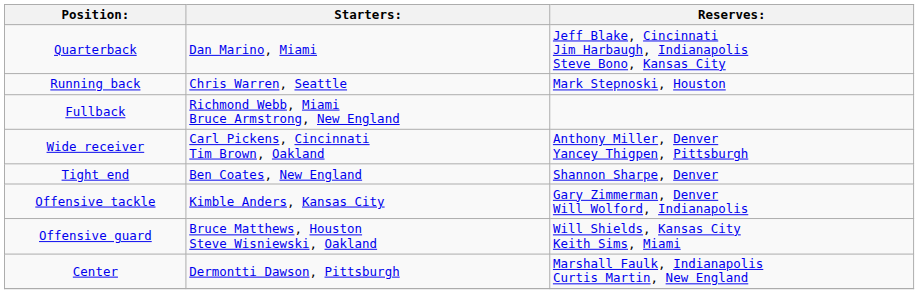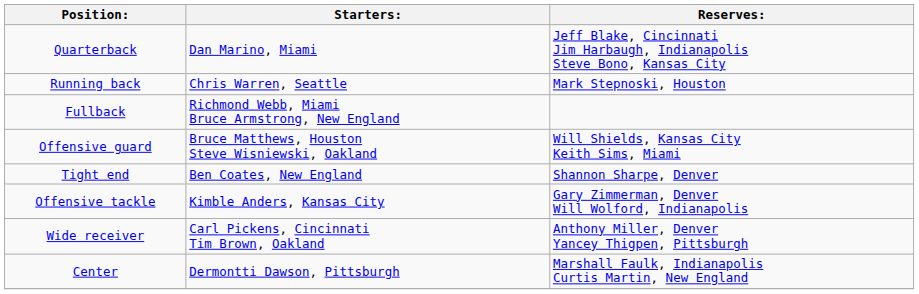rows swapped: (95, 146) <-> (95, 236)
